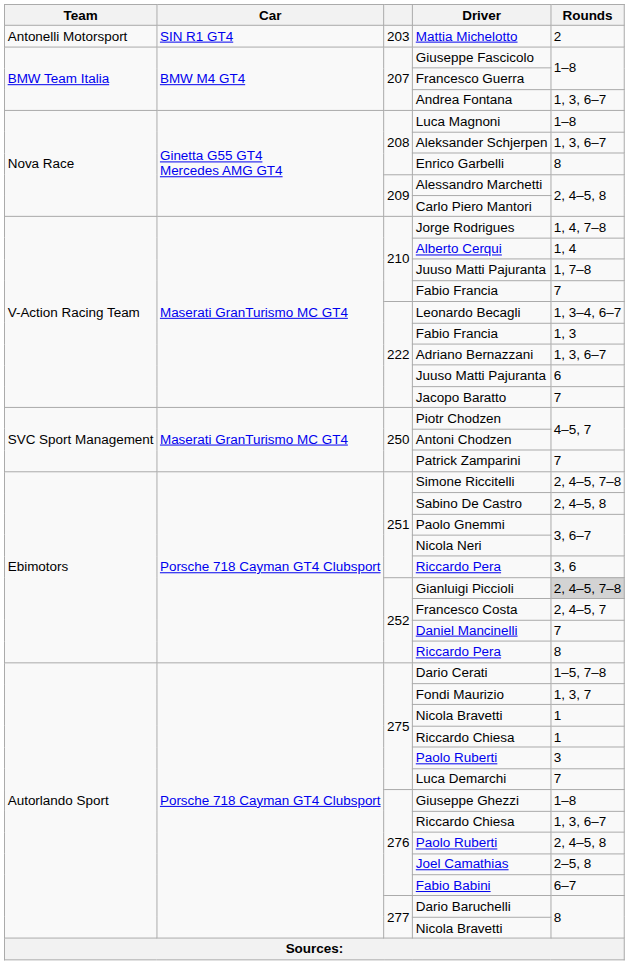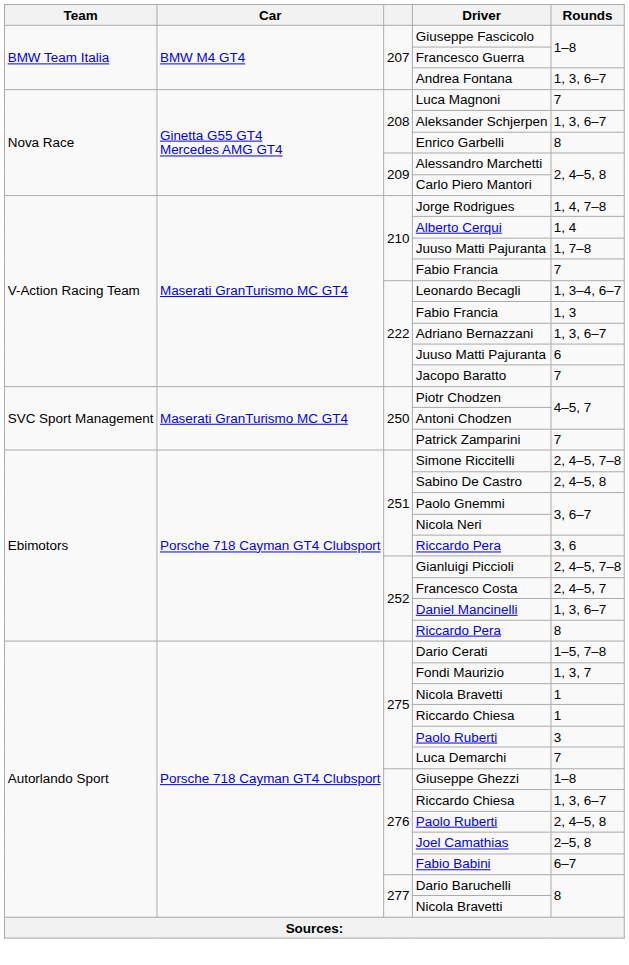- row: (398, 36)
(565, 121) 1–8 -> (558, 100) 7
(588, 588) lightgrey background -> (588, 567) no background
(558, 630) 7 -> (580, 609) 1, 3, 6–7
